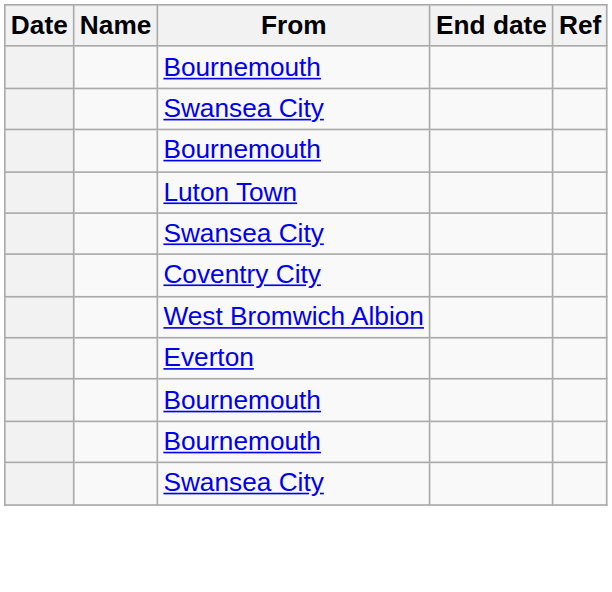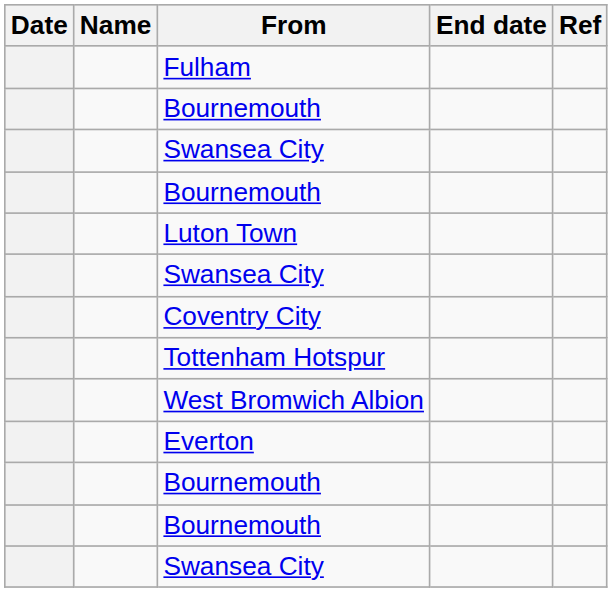+ row: (39, 67)
+ row: (39, 359)
